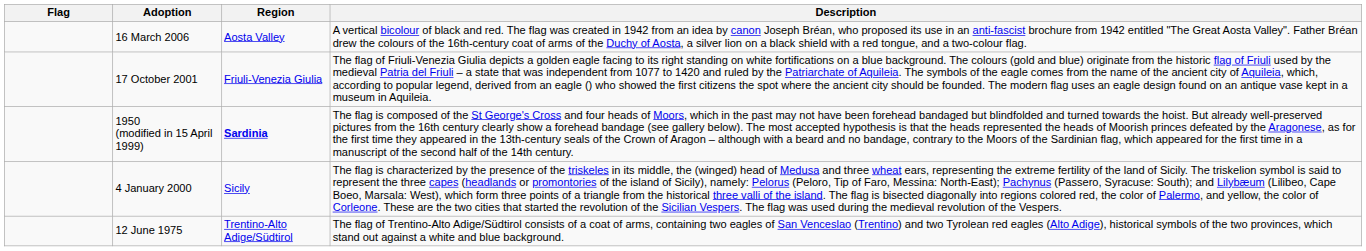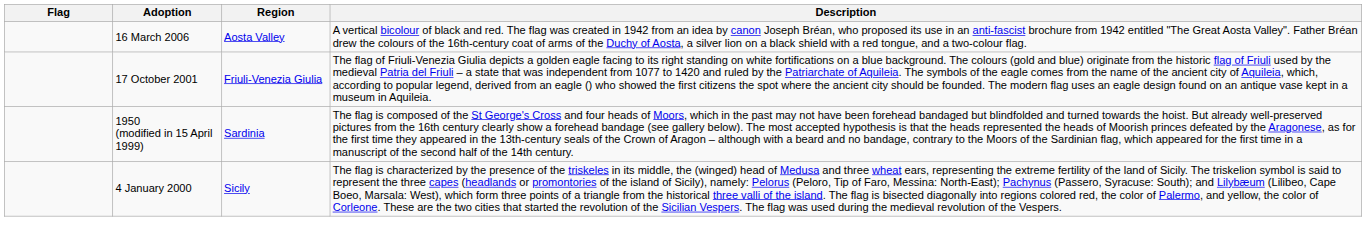(246, 134) bold -> (244, 134) normal
- row: (149, 231)
